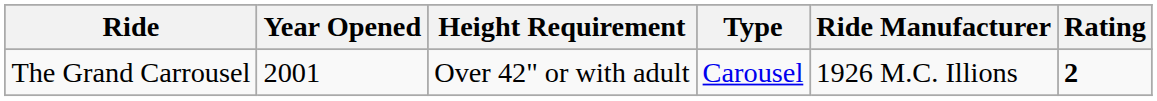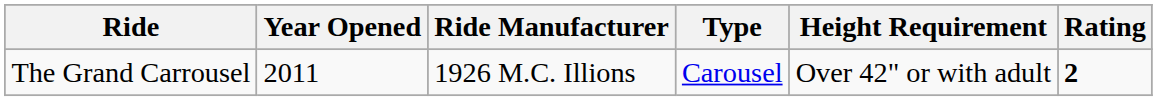columns swapped: (934, 26) <-> (562, 26)
(292, 71) 2001 -> (291, 71) 2011
